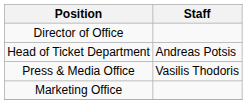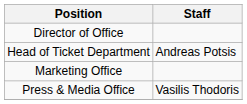rows swapped: (79, 71) <-> (79, 90)
